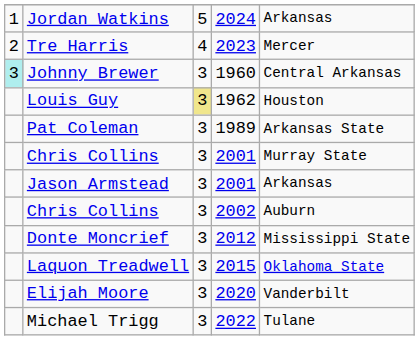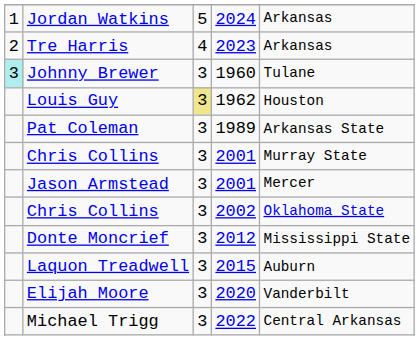(289, 46) Mercer -> (298, 46) Arkansas
(332, 74) Central Arkansas -> (289, 74) Tulane
(298, 184) Arkansas -> (289, 184) Mercer
(289, 211) Auburn -> (324, 211) Oklahoma State
(324, 266) Oklahoma State -> (289, 266) Auburn
(289, 321) Tulane -> (332, 321) Central Arkansas
